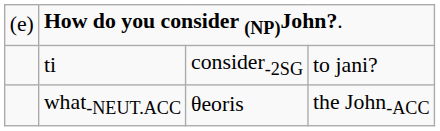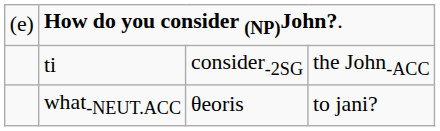(345, 64) to jani? -> (371, 64) the John-ACC
(371, 105) the John-ACC -> (345, 105) to jani?
